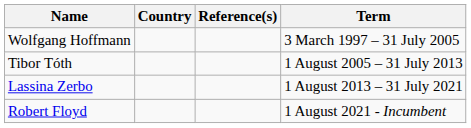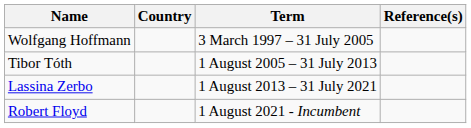columns swapped: (373, 16) <-> (238, 16)
